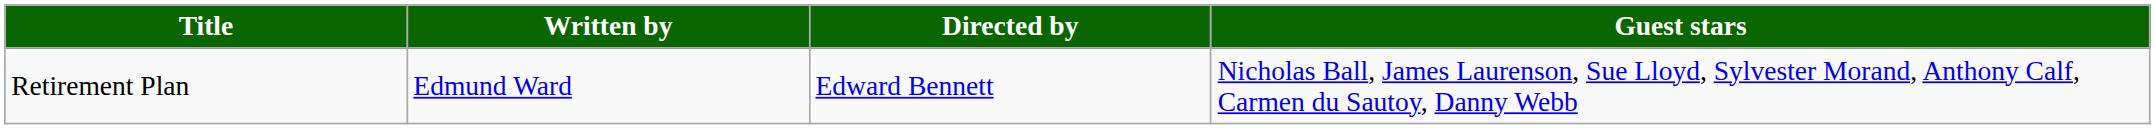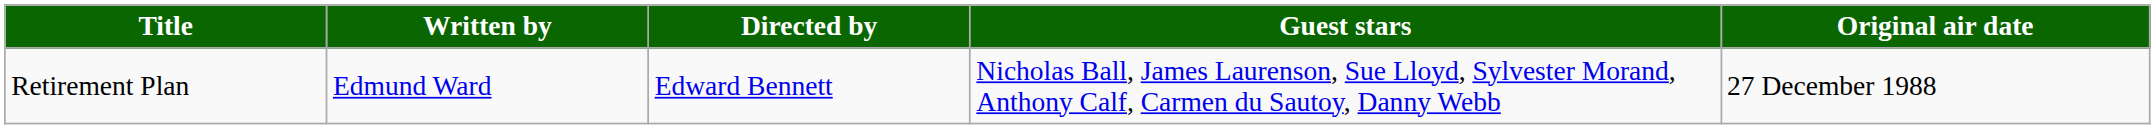+ column: (1935, 26)
